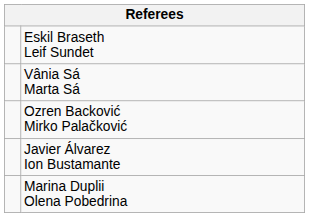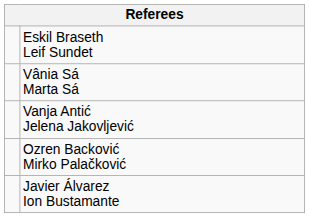+ row: (78, 119)
- row: (76, 194)
